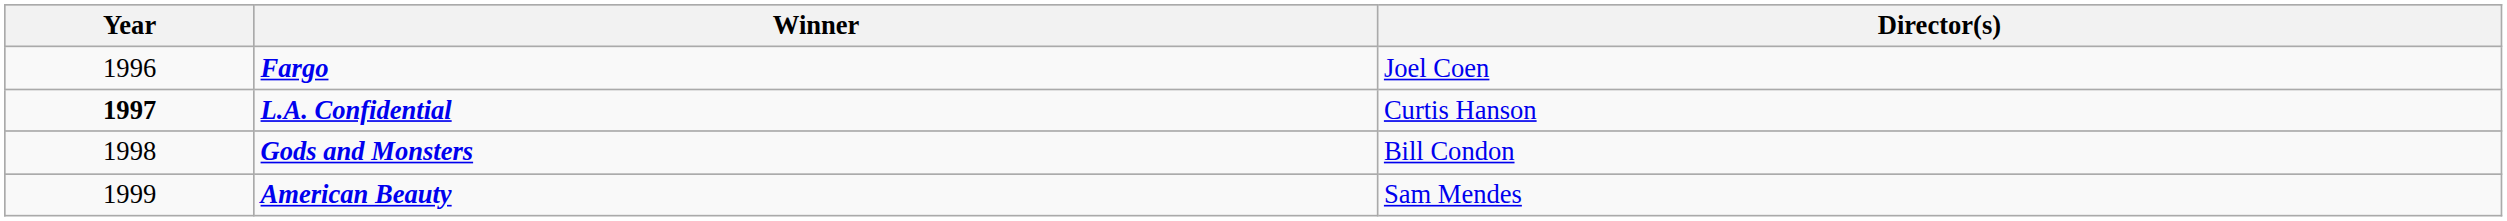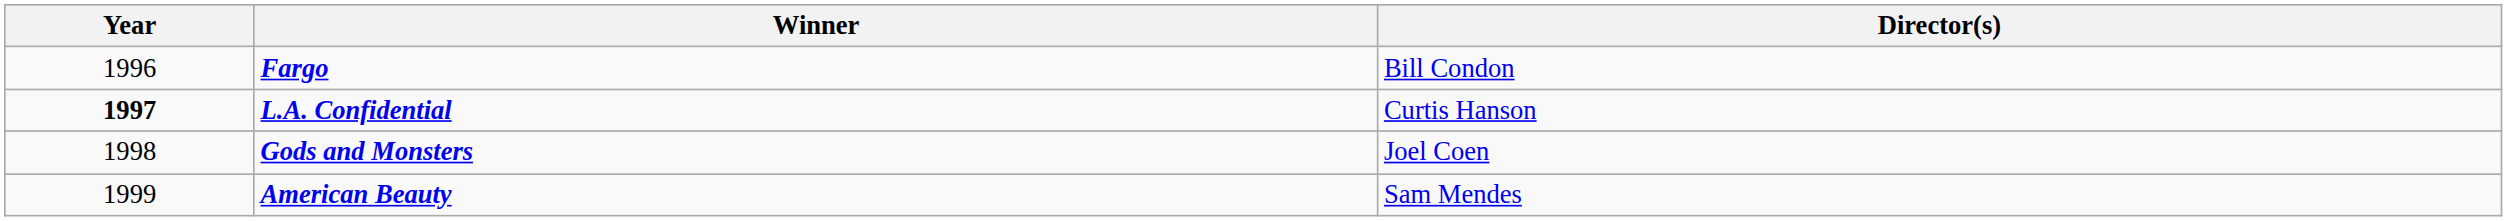(1437, 67) Joel Coen -> (1449, 67) Bill Condon
(1449, 151) Bill Condon -> (1437, 151) Joel Coen
